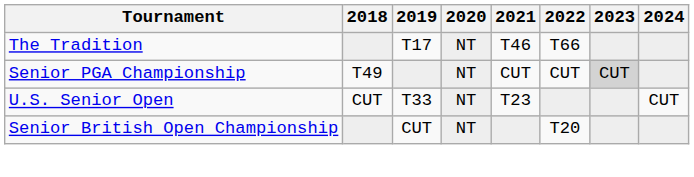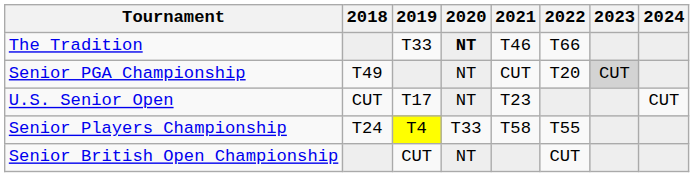(417, 47) T17 -> (417, 47) T33
(466, 47) normal -> (466, 47) bold
(565, 74) CUT -> (565, 74) T20
(417, 102) T33 -> (417, 102) T17
+ row: (148, 130)
(565, 130) T20 -> (565, 157) CUT
